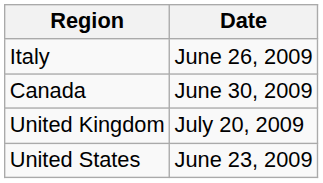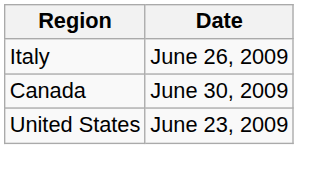- row: (87, 125)
